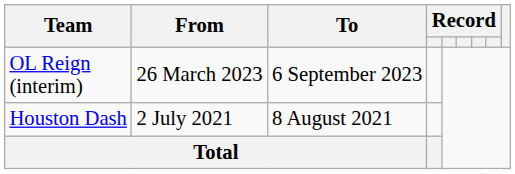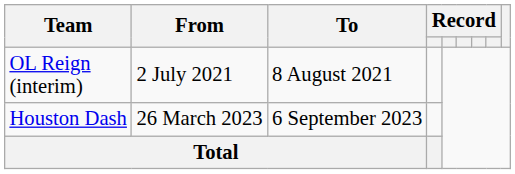(200, 74) 26 March 2023 -> (185, 74) 2 July 2021
(347, 74) 6 September 2023 -> (332, 74) 8 August 2021
(185, 119) 2 July 2021 -> (200, 119) 26 March 2023
(332, 119) 8 August 2021 -> (347, 119) 6 September 2023
